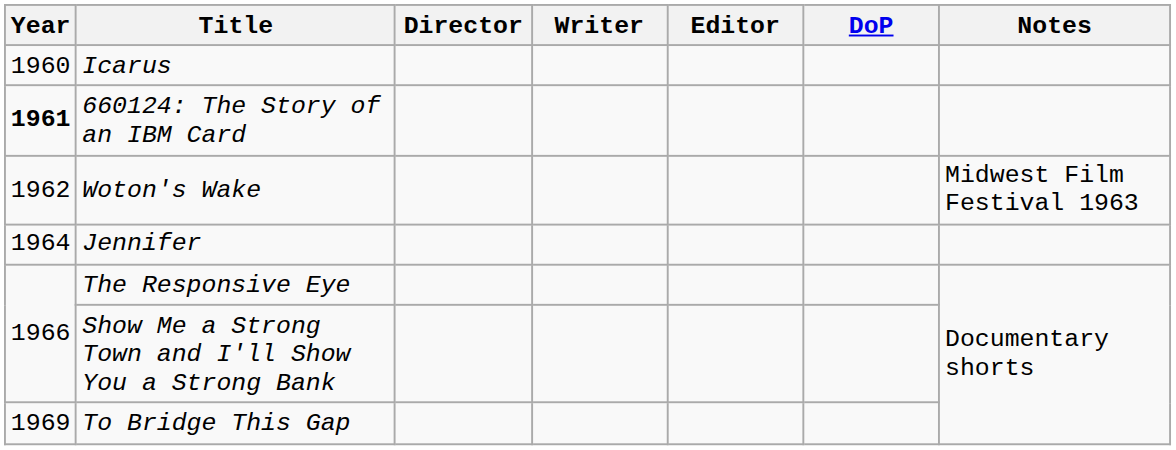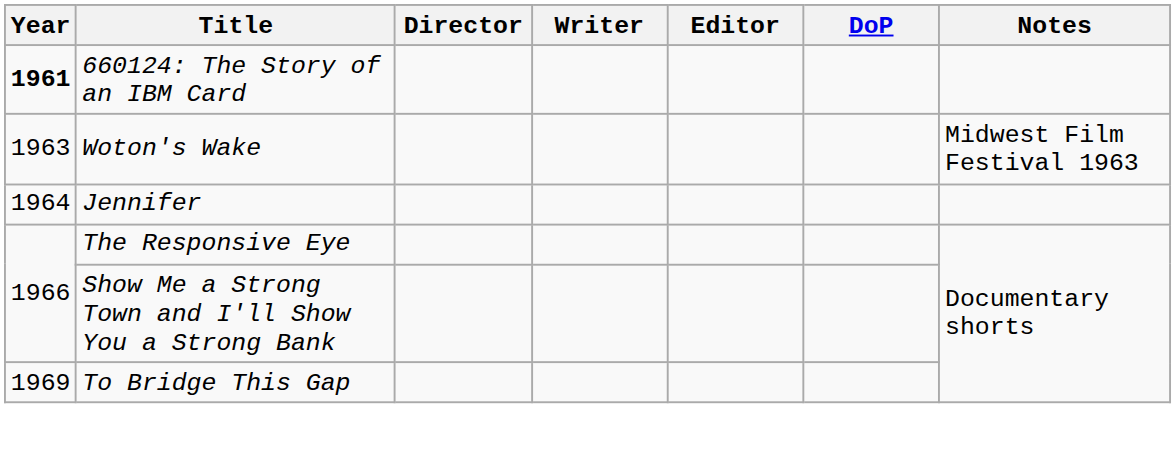- row: (127, 66)
(41, 190) 1962 -> (41, 149) 1963
